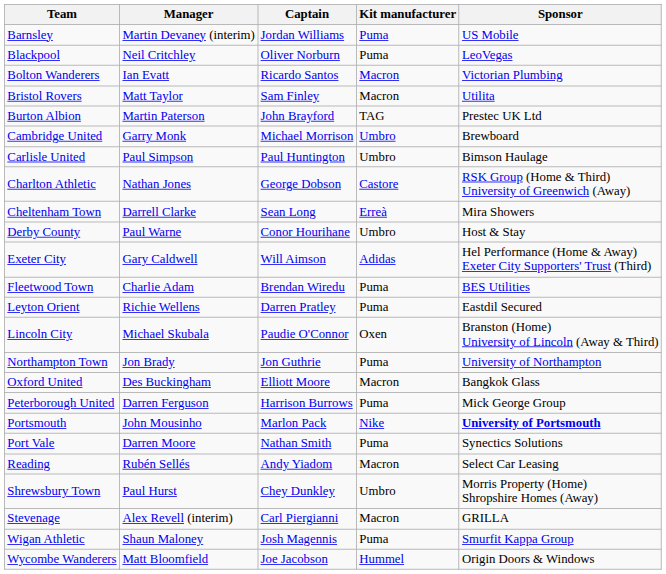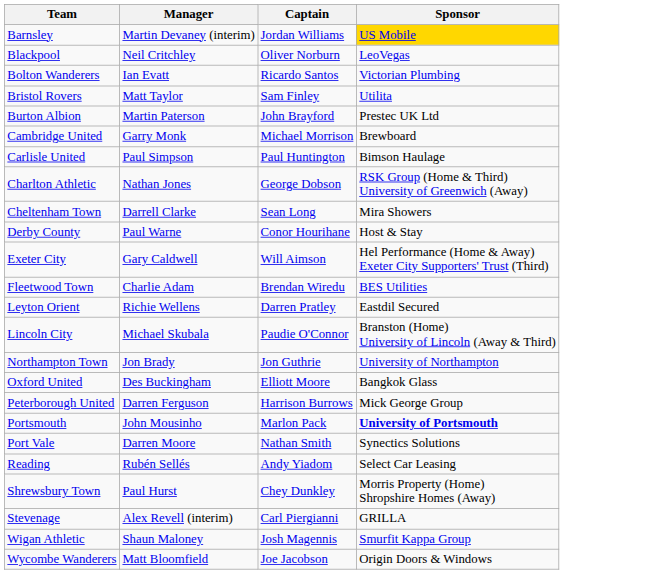- column: (408, 14)
(490, 34) no background -> (388, 34) gold background
